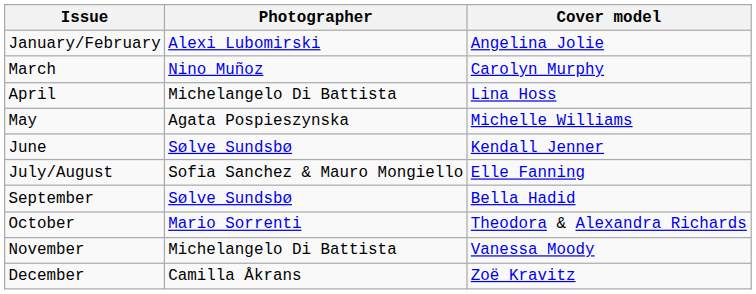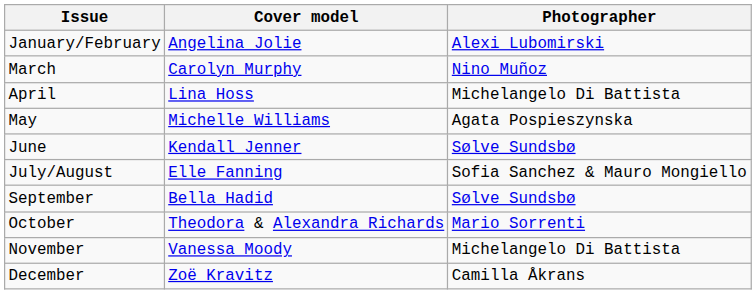columns swapped: (609, 18) <-> (316, 18)
